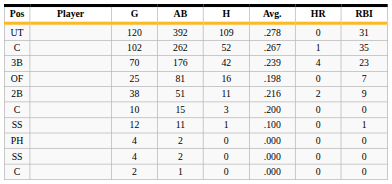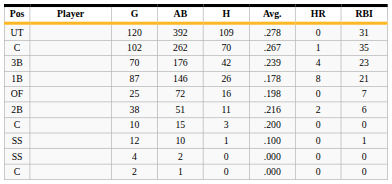(226, 48) 52 -> (226, 48) 70
+ row: (17, 79)
(180, 79) 81 -> (180, 94) 72
(364, 94) 9 -> (364, 109) 6
(180, 125) 11 -> (180, 140) 10
- row: (17, 140)
